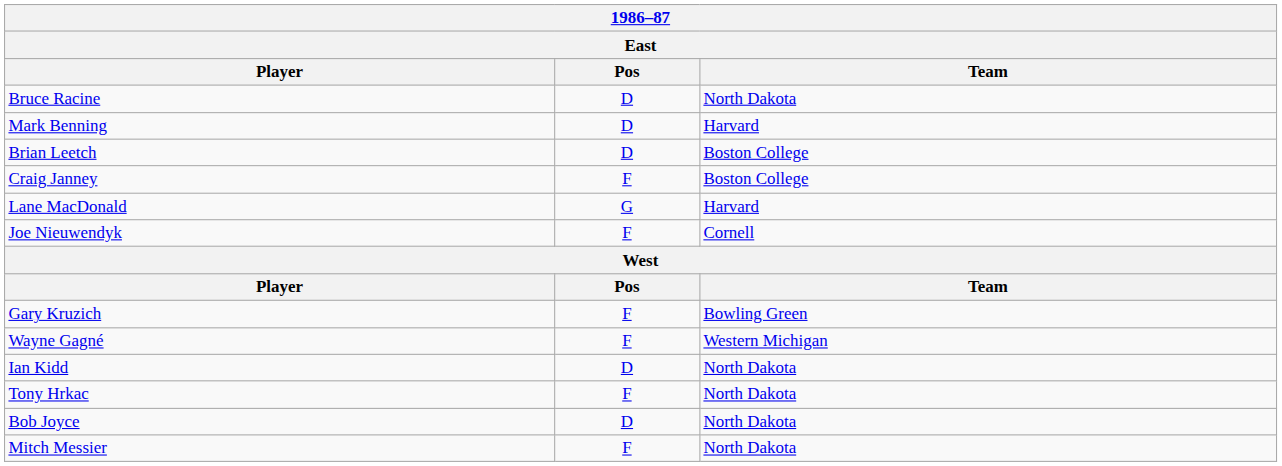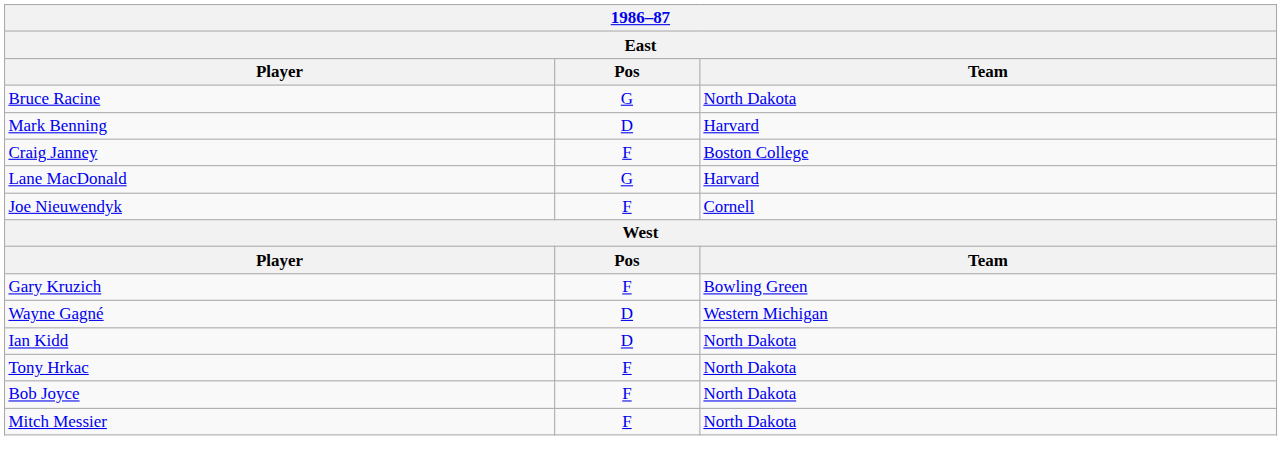(627, 98) D -> (627, 98) G
- row: (52, 152)
(627, 340) F -> (627, 313) D
(627, 421) D -> (627, 394) F
